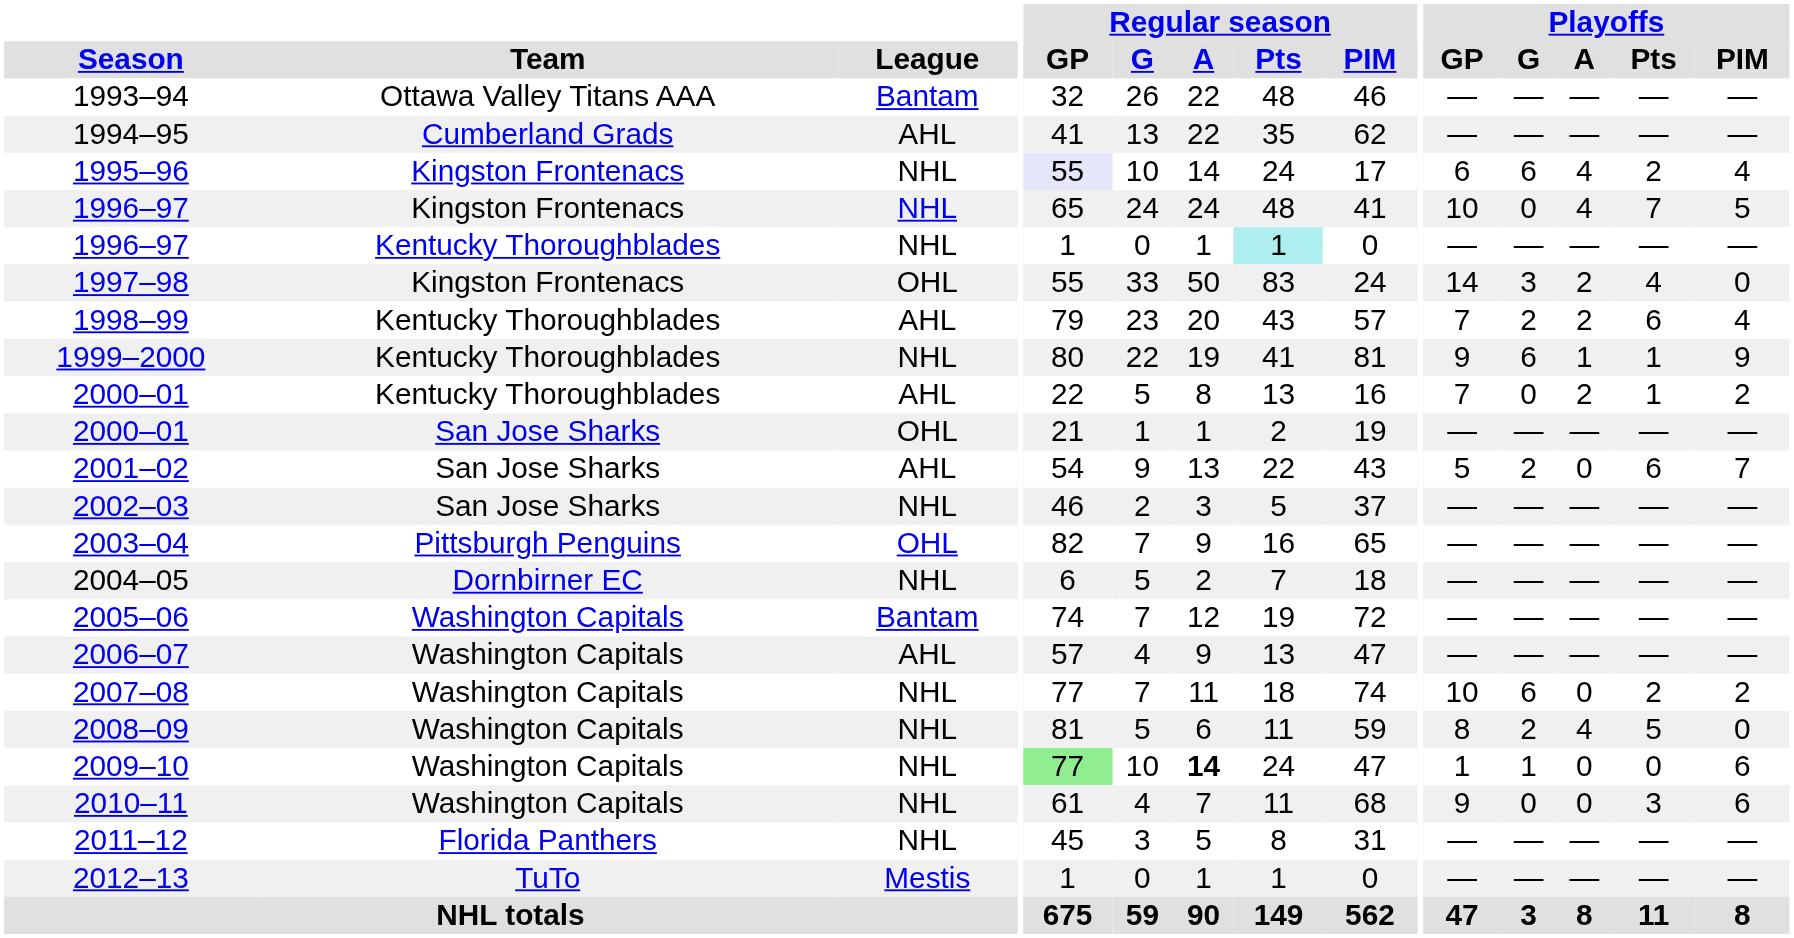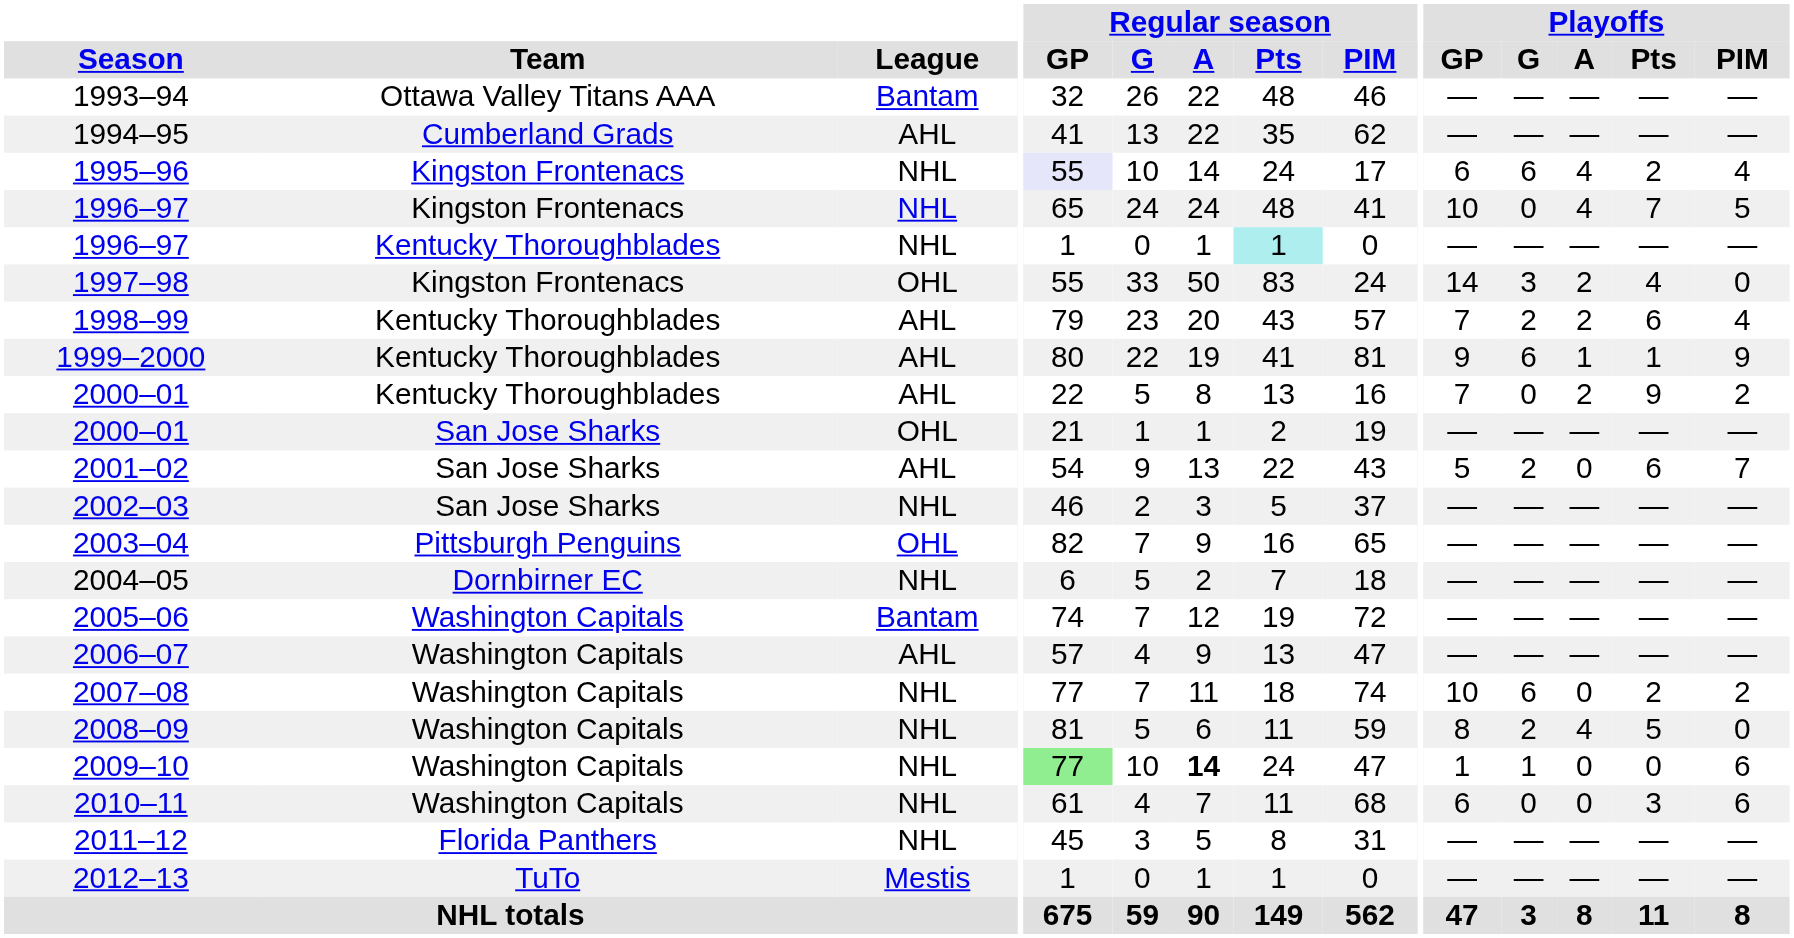(927, 356) NHL -> (927, 356) AHL
(1654, 394) 1 -> (1654, 394) 9
(1462, 803) 9 -> (1462, 803) 6
